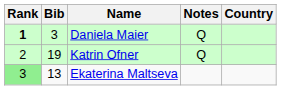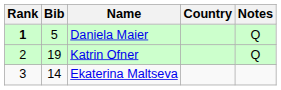columns swapped: (249, 14) <-> (201, 14)
(54, 34) 3 -> (54, 34) 5
(23, 74) lightgreen background -> (23, 74) no background
(54, 74) 13 -> (54, 74) 14
